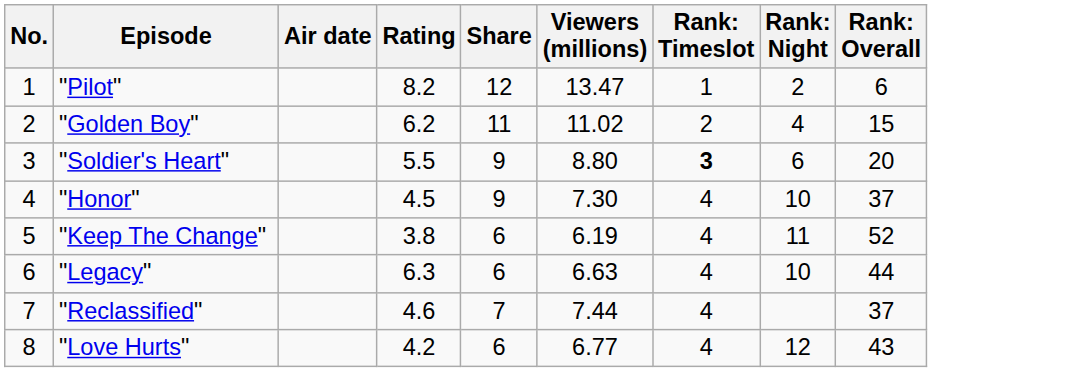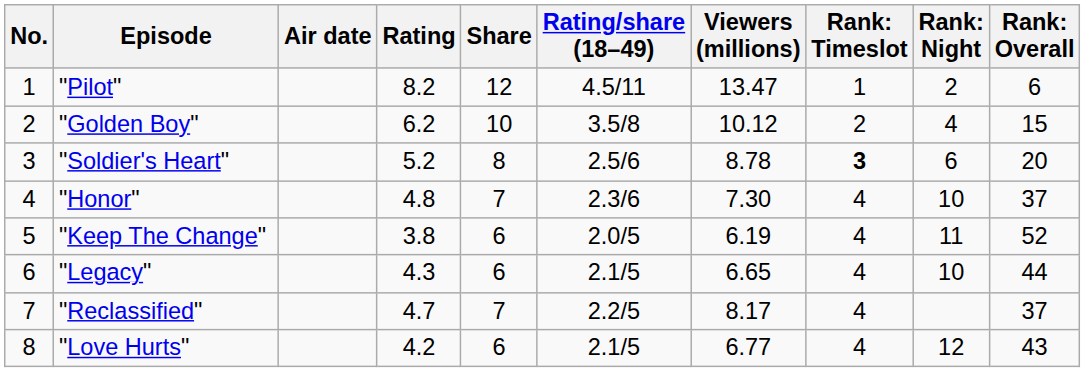+ column: (614, 36)
(499, 124) 11 -> (499, 124) 10
(595, 124) 11.02 -> (748, 124) 10.12
(419, 161) 5.5 -> (419, 161) 5.2
(499, 161) 9 -> (499, 161) 8
(595, 161) 8.80 -> (748, 161) 8.78
(419, 198) 4.5 -> (419, 198) 4.8
(499, 198) 9 -> (499, 198) 7
(419, 273) 6.3 -> (419, 273) 4.3
(595, 273) 6.63 -> (748, 273) 6.65
(419, 310) 4.6 -> (419, 310) 4.7
(595, 310) 7.44 -> (748, 310) 8.17
